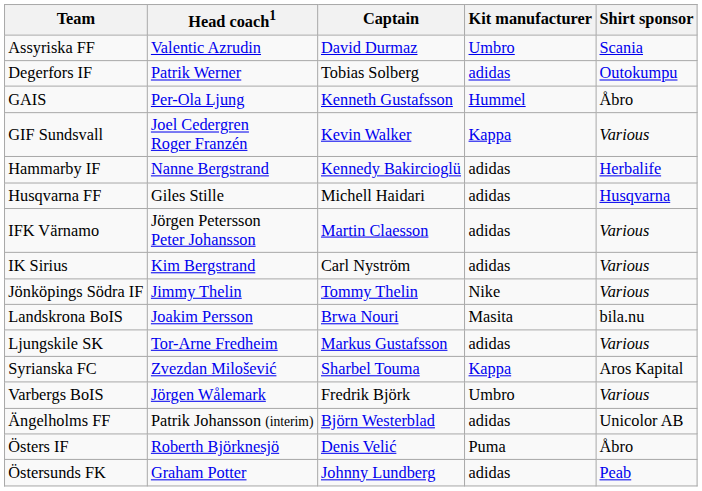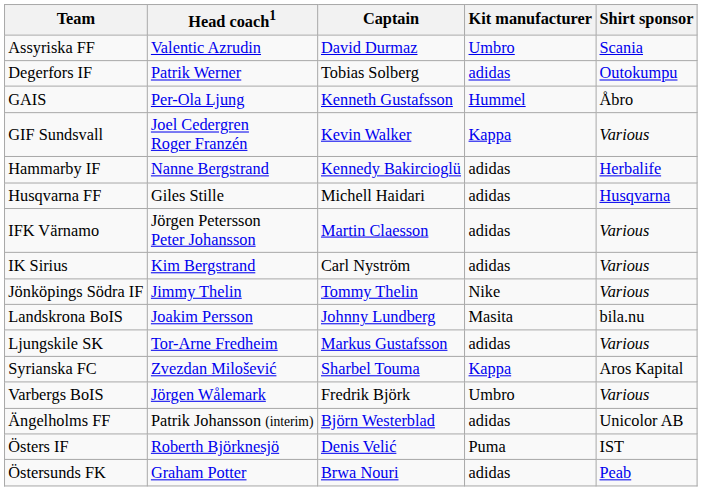(360, 317) Brwa Nouri -> (378, 317) Johnny Lundberg
(616, 446) Åbro -> (612, 446) IST
(378, 472) Johnny Lundberg -> (360, 472) Brwa Nouri
